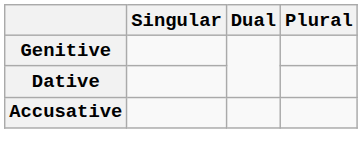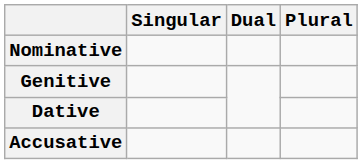+ row: (66, 51)
